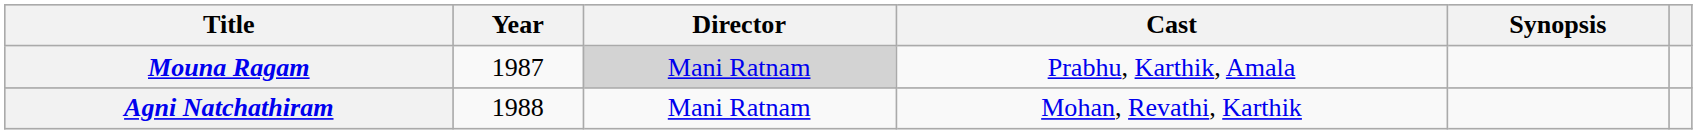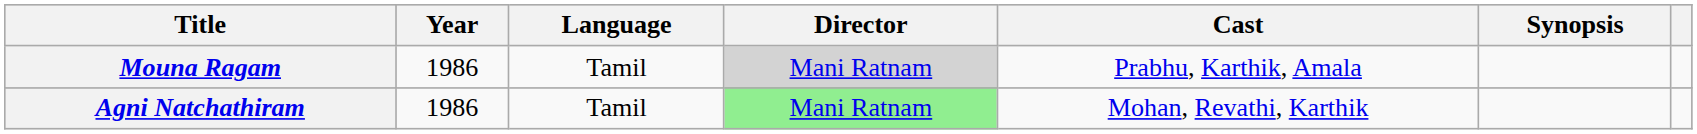+ column: (617, 25)
(518, 66) 1987 -> (452, 66) 1986
(518, 107) 1988 -> (452, 107) 1986
(739, 107) no background -> (861, 107) lightgreen background
